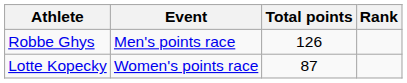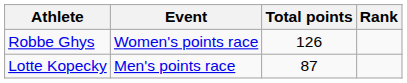(175, 42) Men's points race -> (186, 42) Women's points race
(186, 66) Women's points race -> (175, 66) Men's points race
